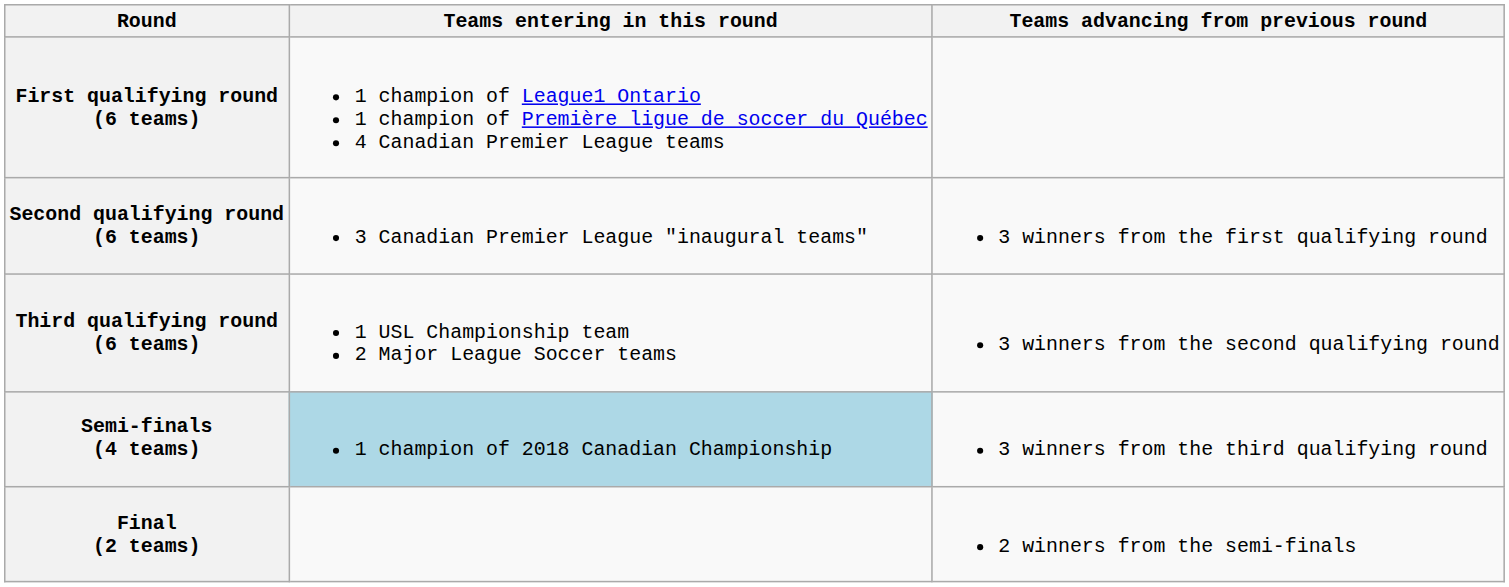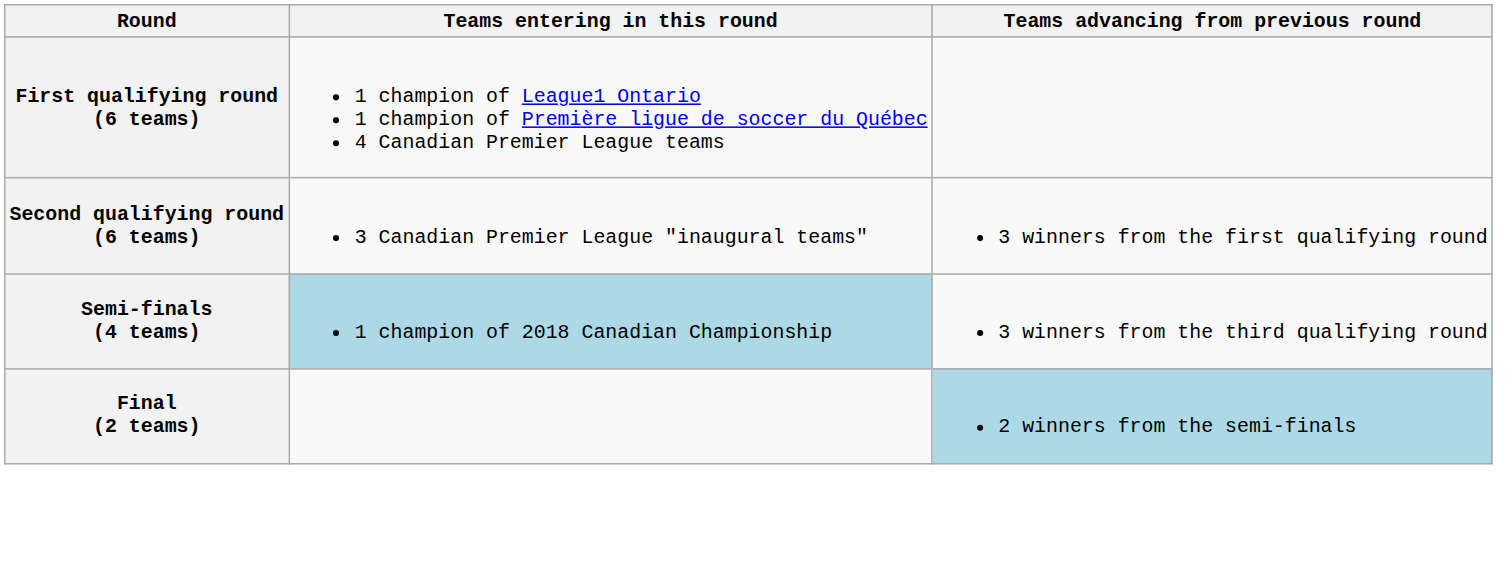- row: (147, 332)
(1218, 546) no background -> (1212, 428) lightblue background
